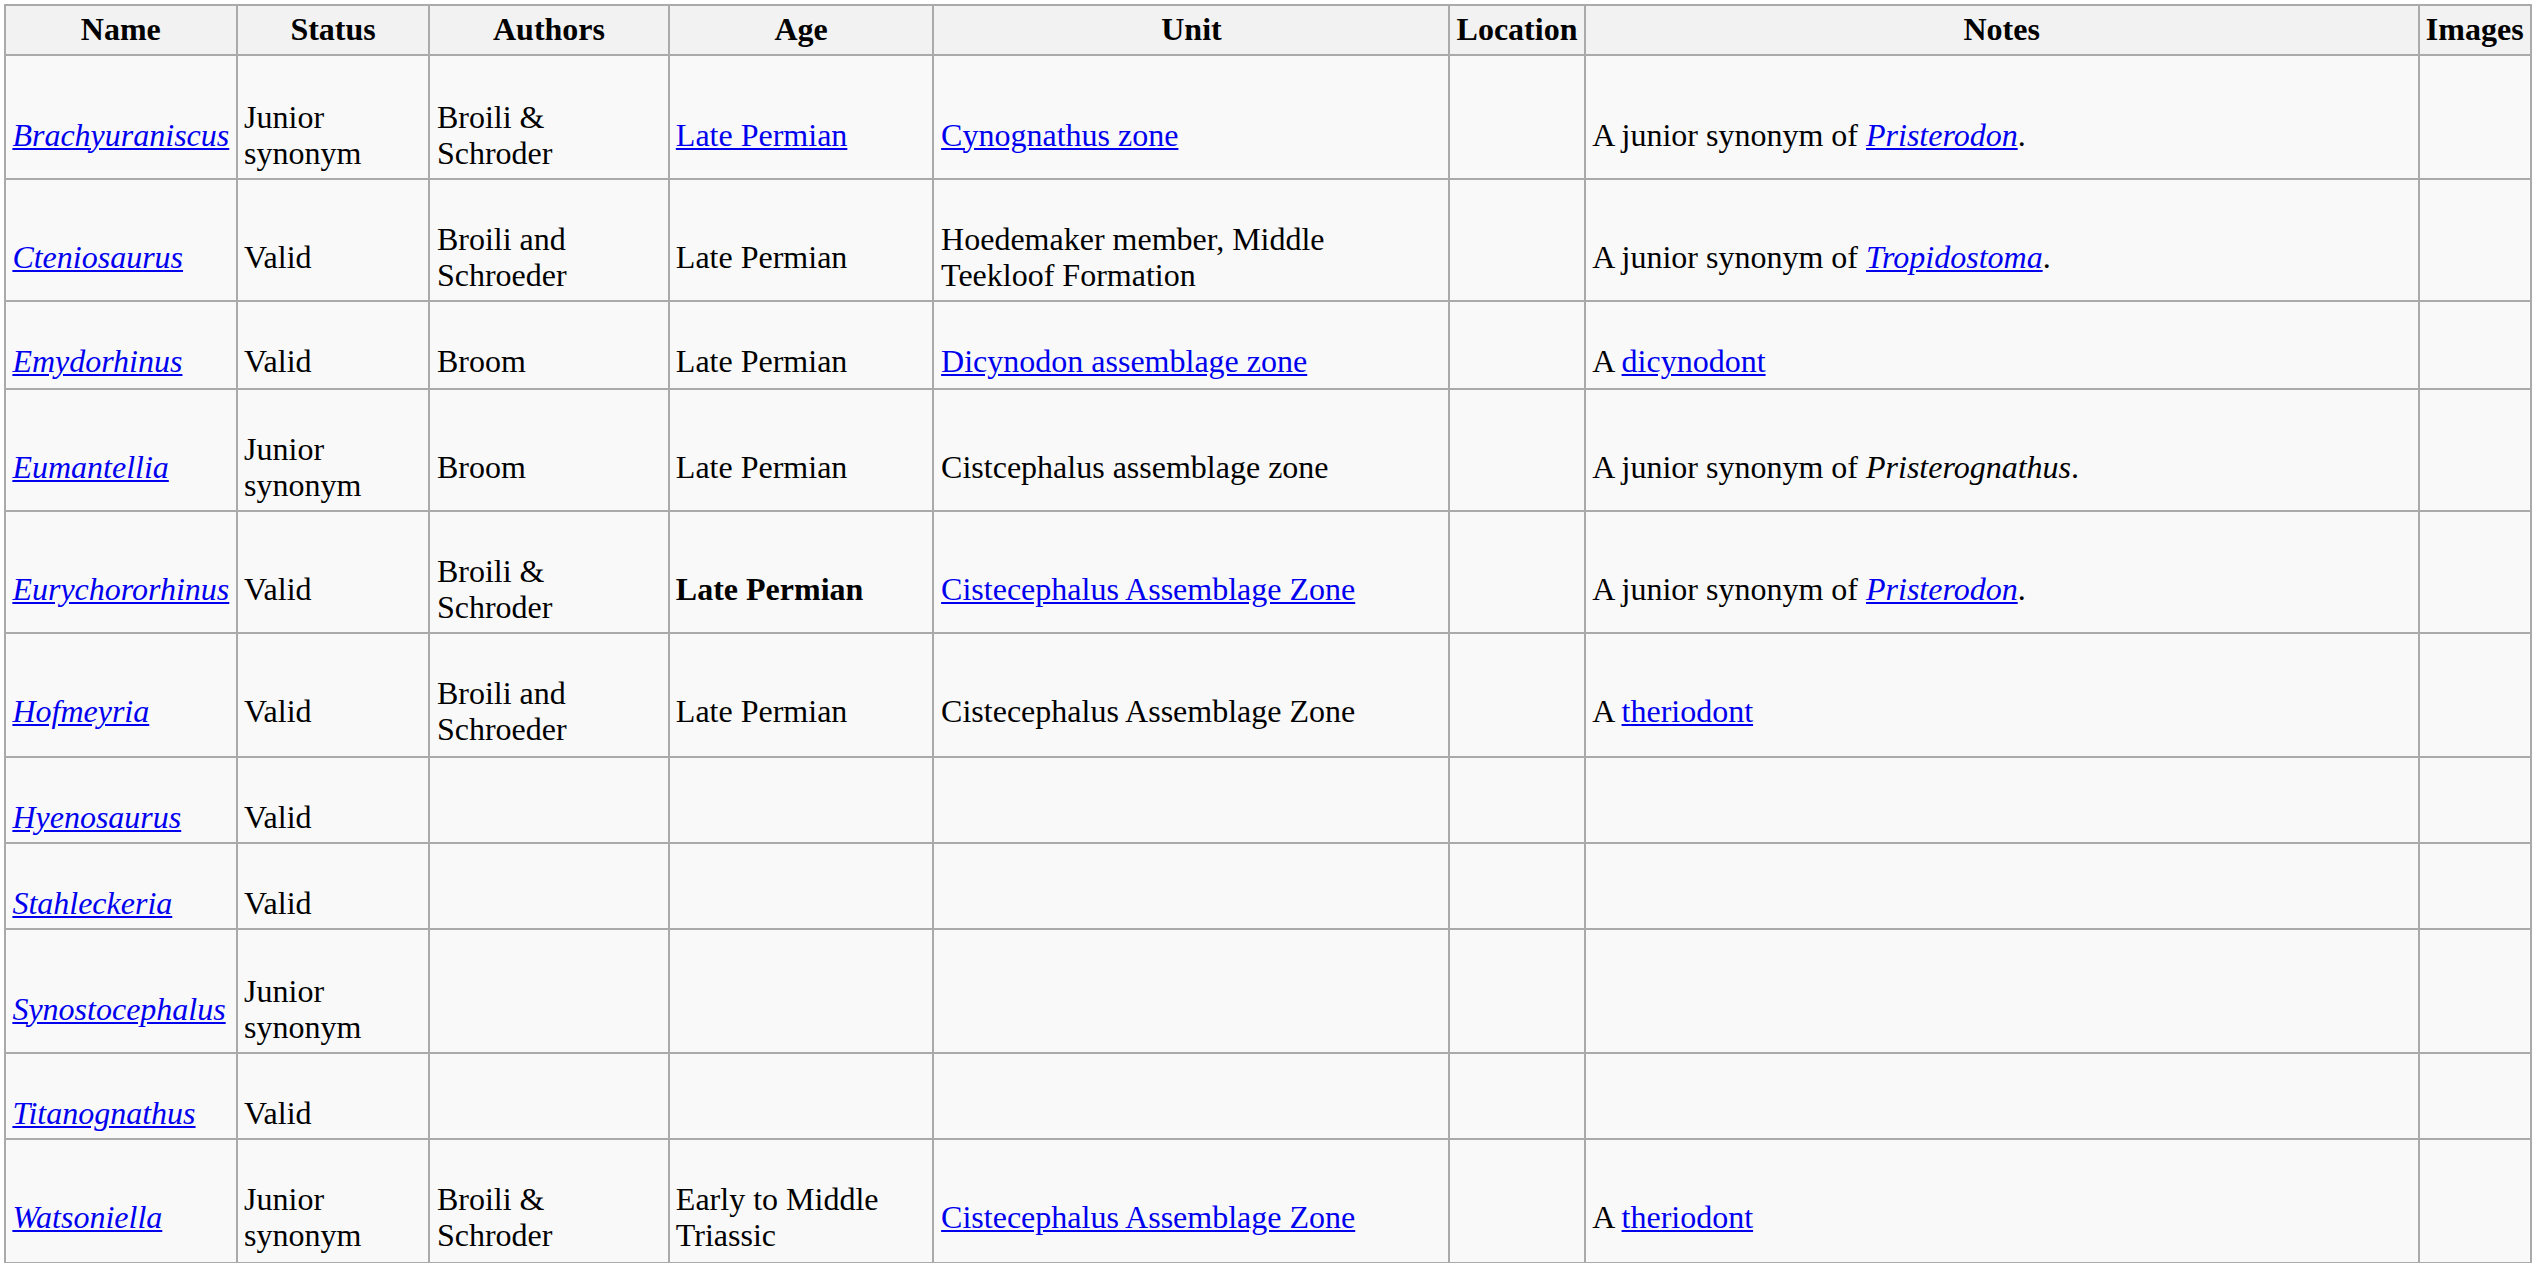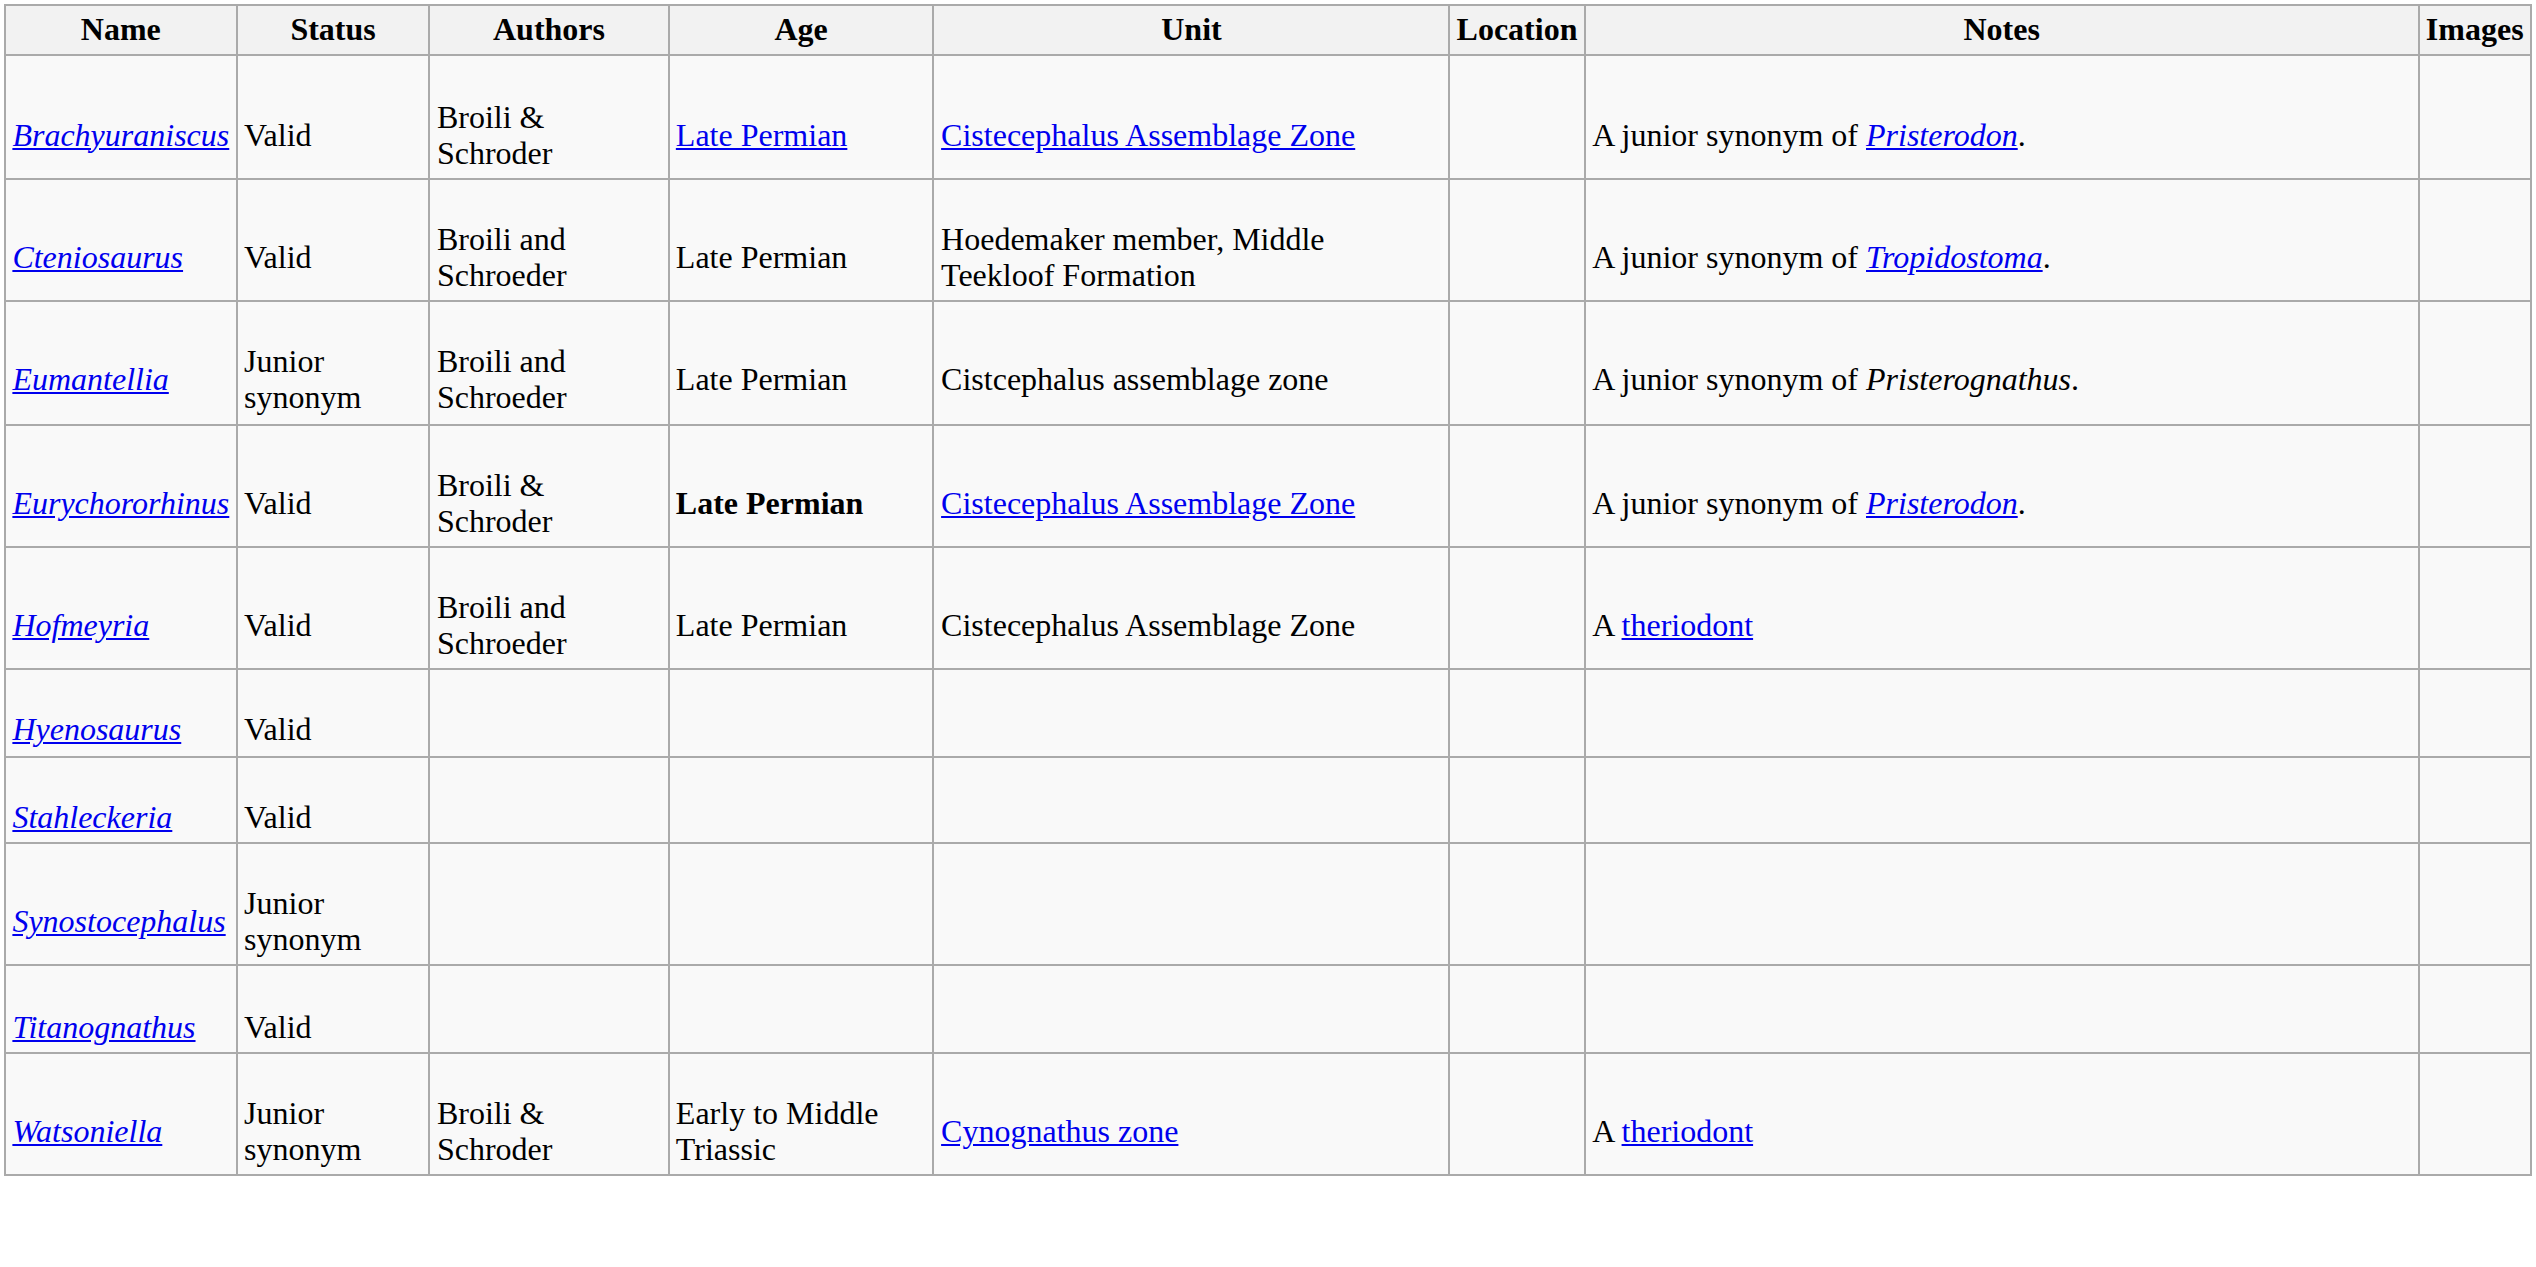(303, 134) Junior synonym -> (278, 134) Valid
(1060, 134) Cynognathus zone -> (1148, 134) Cistecephalus Assemblage Zone
- row: (97, 362)
(481, 466) Broom -> (502, 380) Broili and Schroeder
(1148, 1218) Cistecephalus Assemblage Zone -> (1060, 1131) Cynognathus zone
